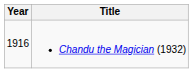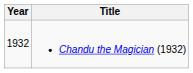(18, 44) 1916 -> (18, 44) 1932
